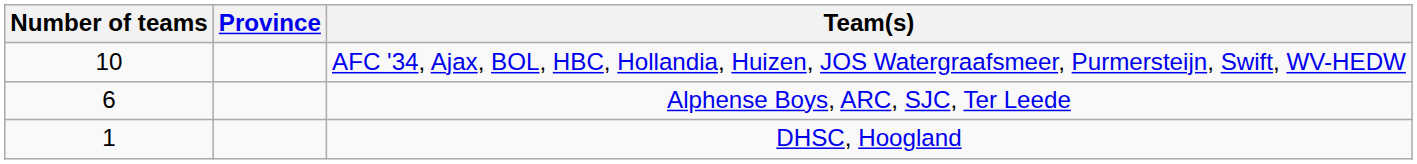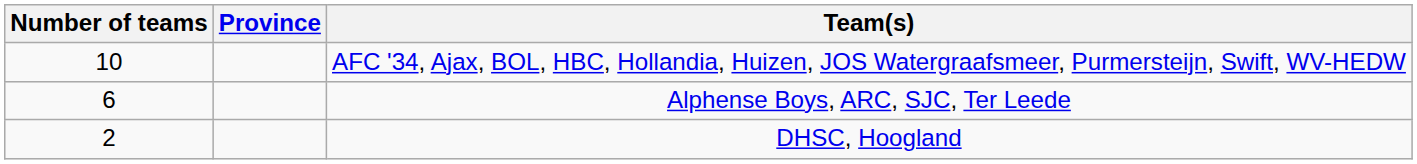(109, 138) 1 -> (109, 138) 2
